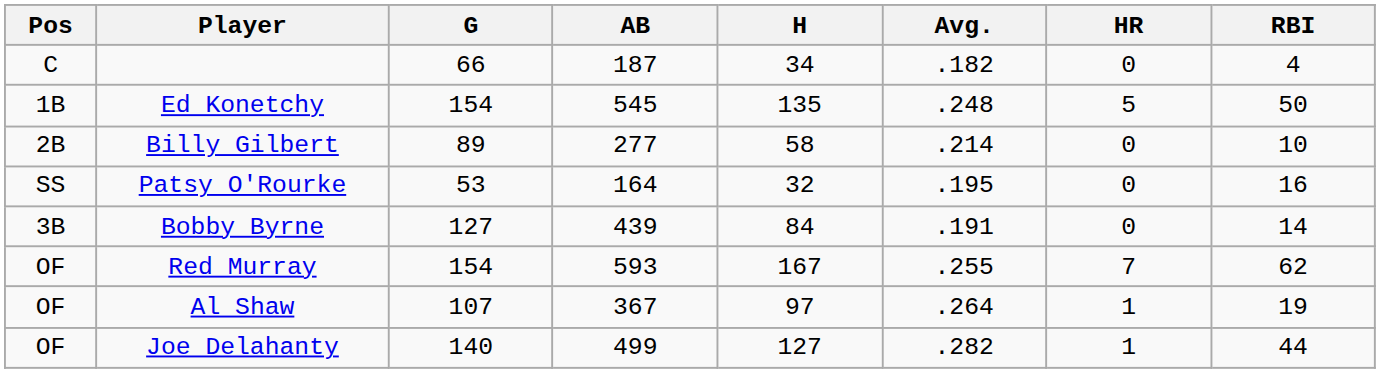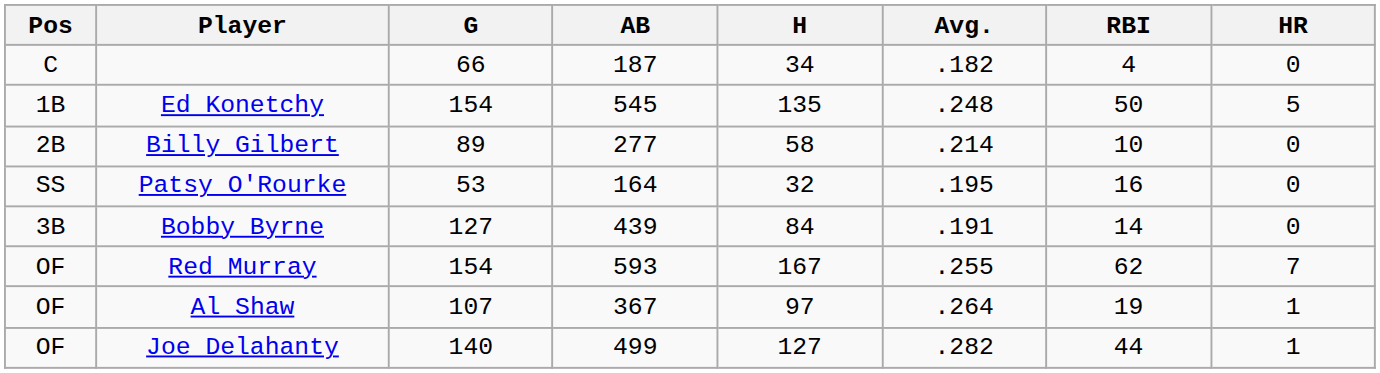columns swapped: (1129, 25) <-> (1293, 25)
